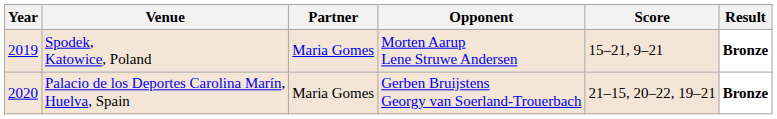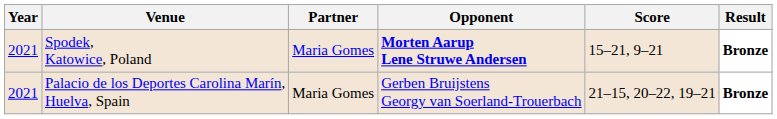(23, 50) 2019 -> (23, 50) 2021
(449, 50) normal -> (454, 50) bold
(23, 93) 2020 -> (23, 93) 2021
